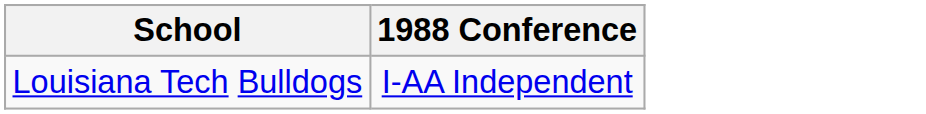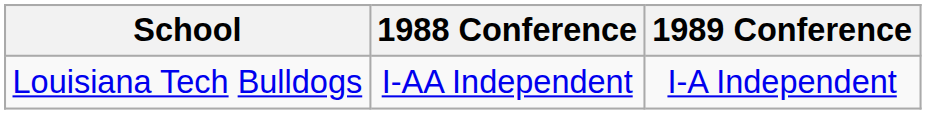+ column: (782, 30)
